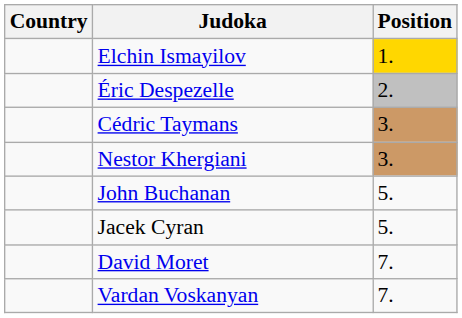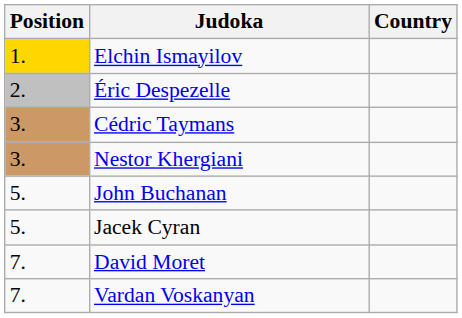columns swapped: (415, 21) <-> (49, 21)
